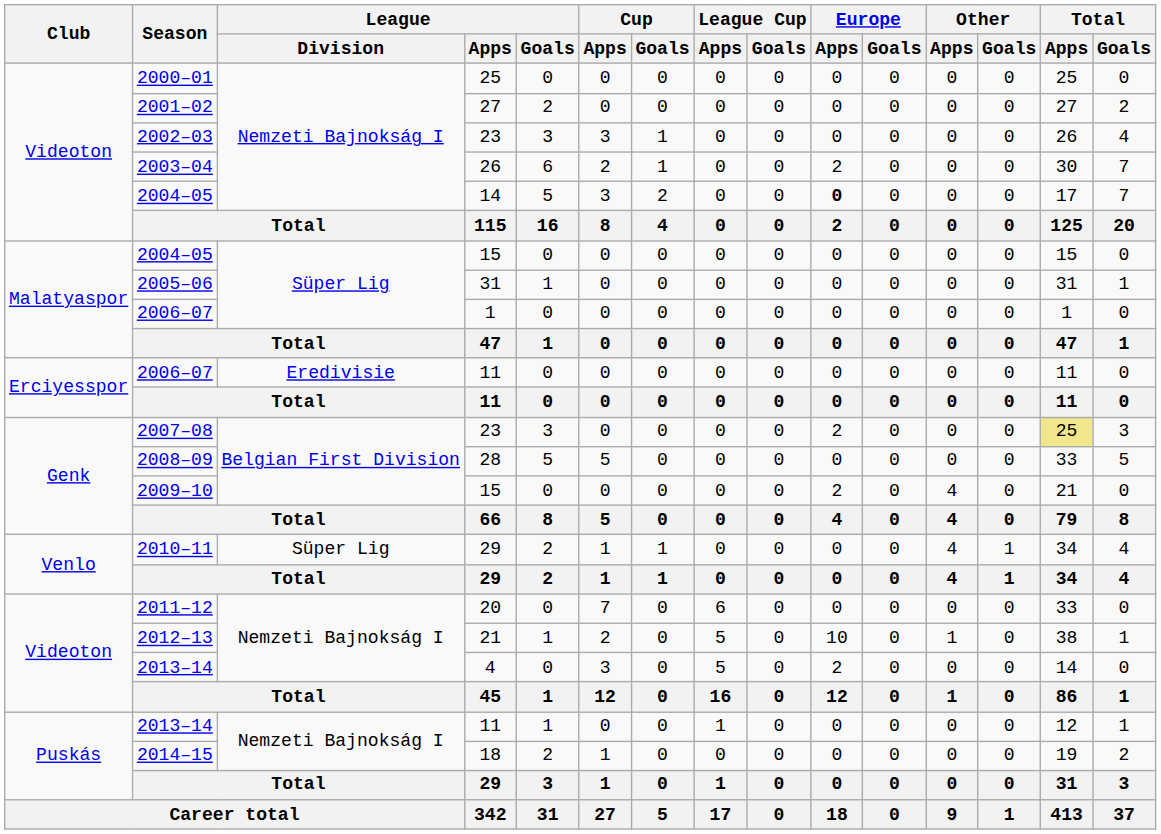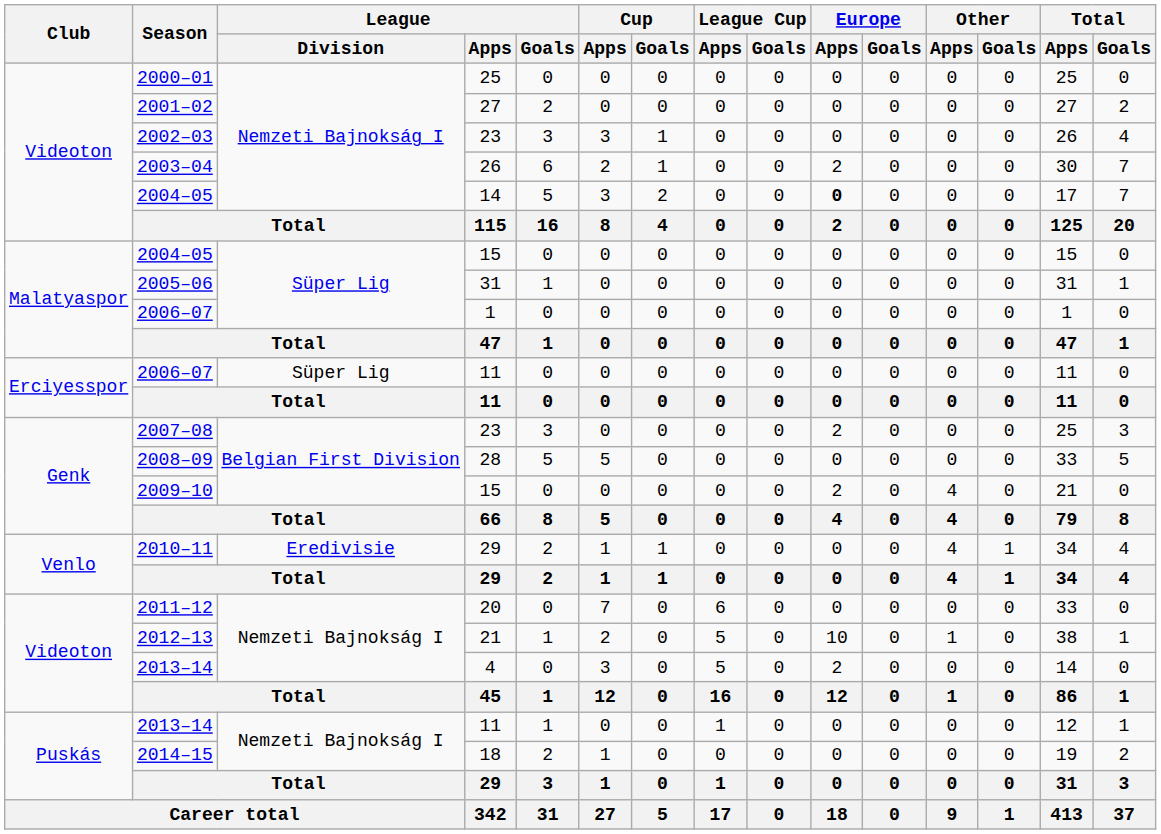(341, 373) Eredivisie -> (341, 373) Süper Lig
(1067, 432) khaki background -> (1067, 432) no background
(341, 550) Süper Lig -> (341, 550) Eredivisie
